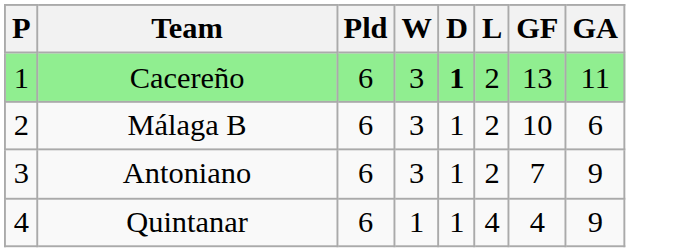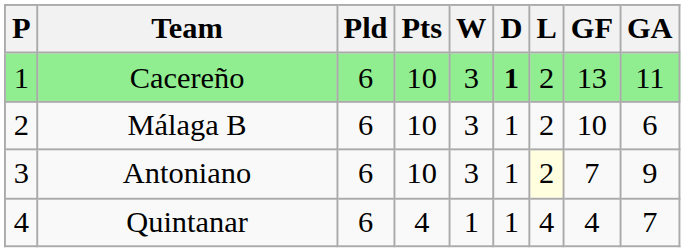+ column: (422, 28)
(492, 173) no background -> (547, 173) lightyellow background
(595, 221) 9 -> (650, 221) 7
